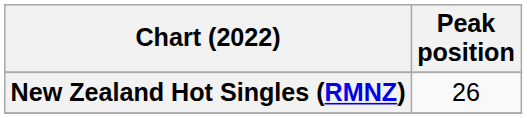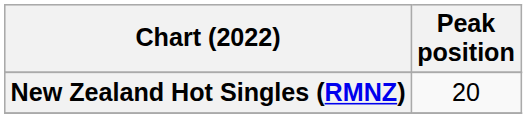(466, 92) 26 -> (466, 92) 20
